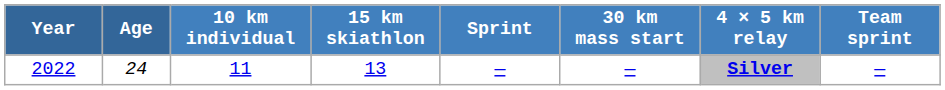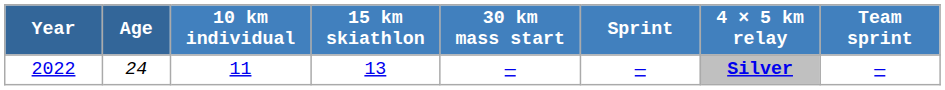columns swapped: (630, 30) <-> (500, 30)
